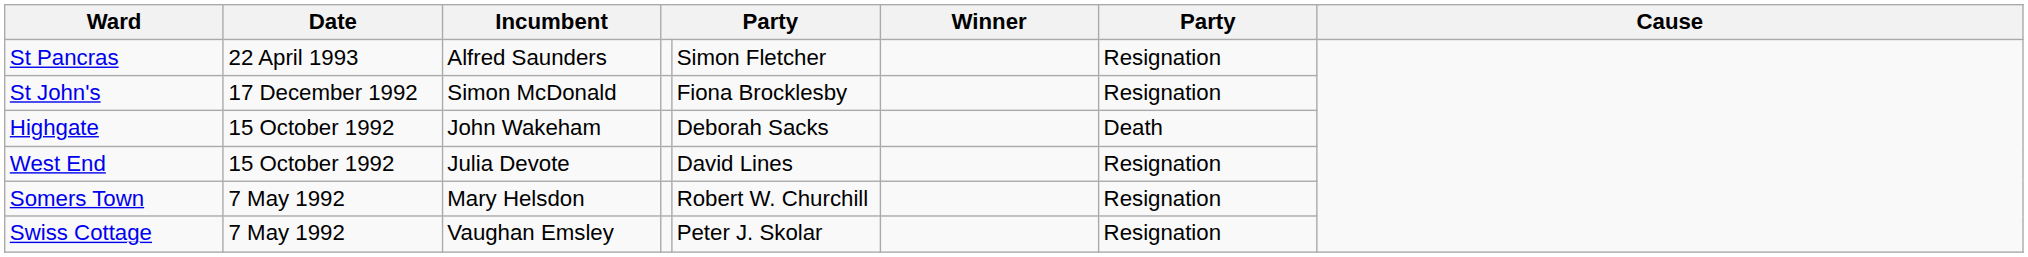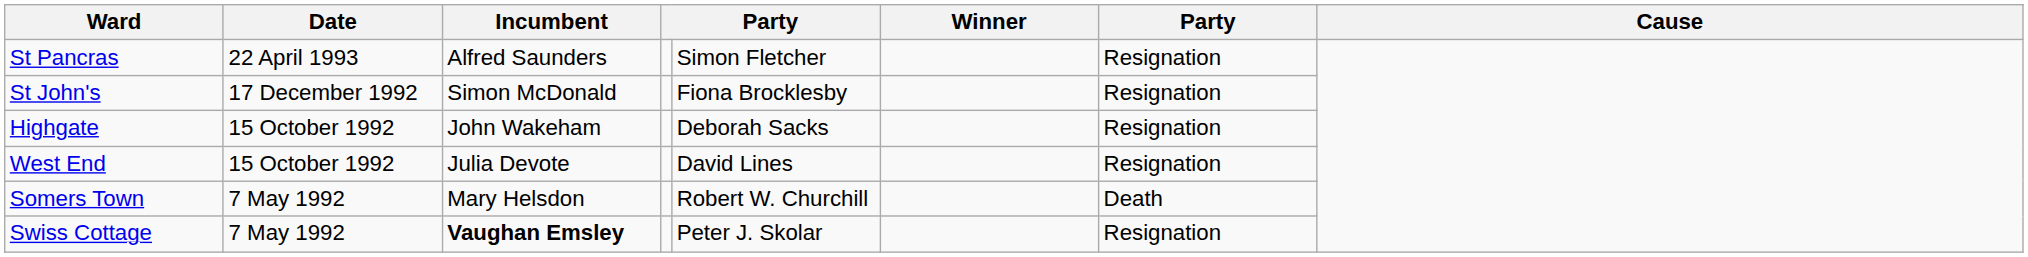(1133, 127) Death -> (1162, 127) Resignation
(1162, 198) Resignation -> (1133, 198) Death
(531, 233) normal -> (536, 233) bold
